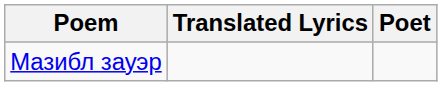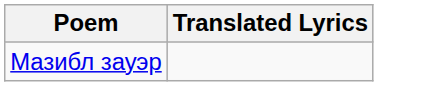- column: (405, 23)
